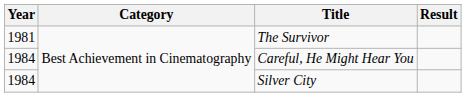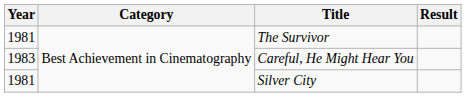(21, 59) 1984 -> (21, 59) 1983
(21, 80) 1984 -> (21, 80) 1981
